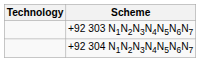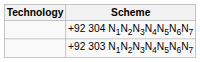rows swapped: (131, 30) <-> (131, 48)
